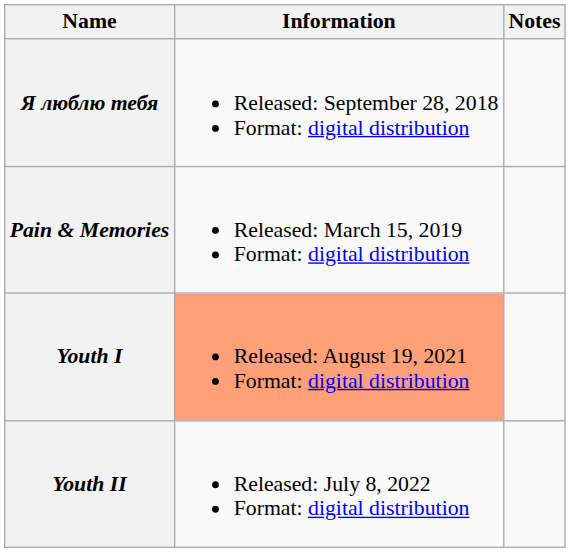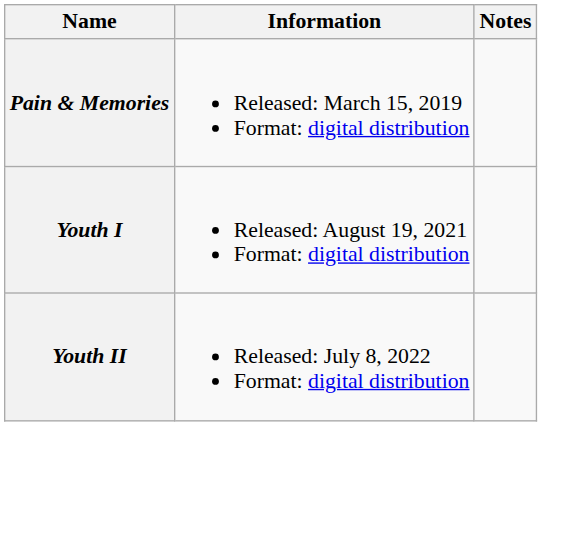- row: (89, 102)
(339, 369) lightsalmon background -> (324, 242) no background
